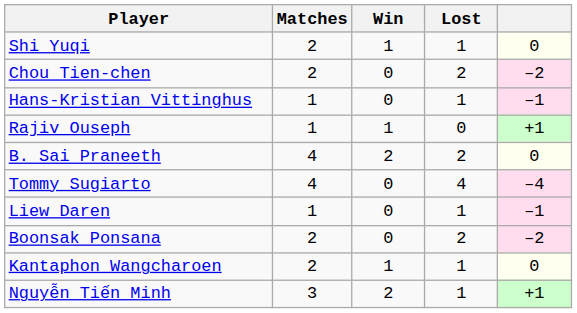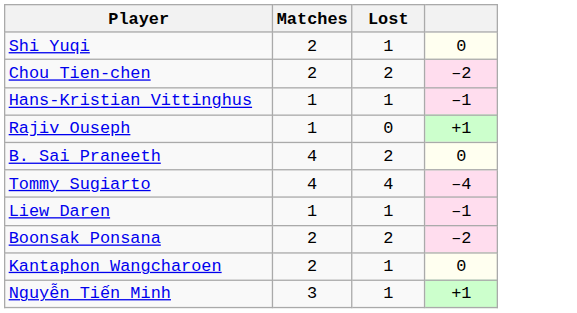- column: (388, 18)
